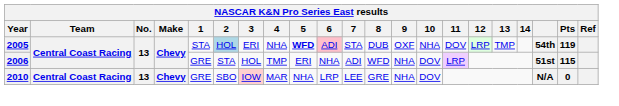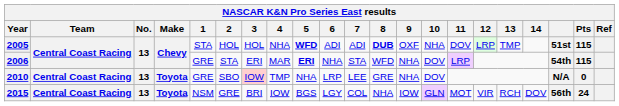(226, 44) lightblue background -> (229, 44) no background
(251, 44) ERI -> (254, 44) HOL
(329, 44) pink background -> (332, 44) no background
(353, 44) STA -> (357, 44) ADI
(378, 44) normal -> (383, 44) bold
(545, 44) 54th -> (561, 44) 51st
(568, 44) 119 -> (584, 44) 115
(251, 60) HOL -> (254, 60) ERI
(277, 60) TMP -> (280, 60) MAR
(303, 60) normal -> (306, 60) bold
(353, 60) ADI -> (357, 60) STA
(545, 60) 51st -> (561, 60) 54th
(171, 77) Chevy -> (172, 77) Toyota
(277, 77) MAR -> (280, 77) TMP
+ row: (18, 93)
